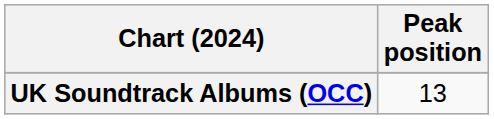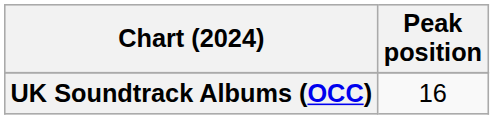(433, 93) 13 -> (433, 93) 16
